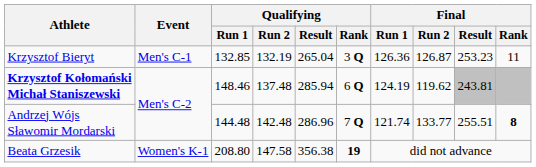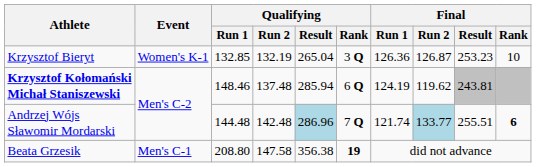(165, 57) Men's C-1 -> (173, 57) Women's K-1
(513, 57) 11 -> (513, 57) 10
(316, 122) no background -> (316, 122) lightblue background
(434, 122) no background -> (434, 122) lightblue background
(513, 122) 8 -> (513, 122) 6
(173, 151) Women's K-1 -> (165, 151) Men's C-1
